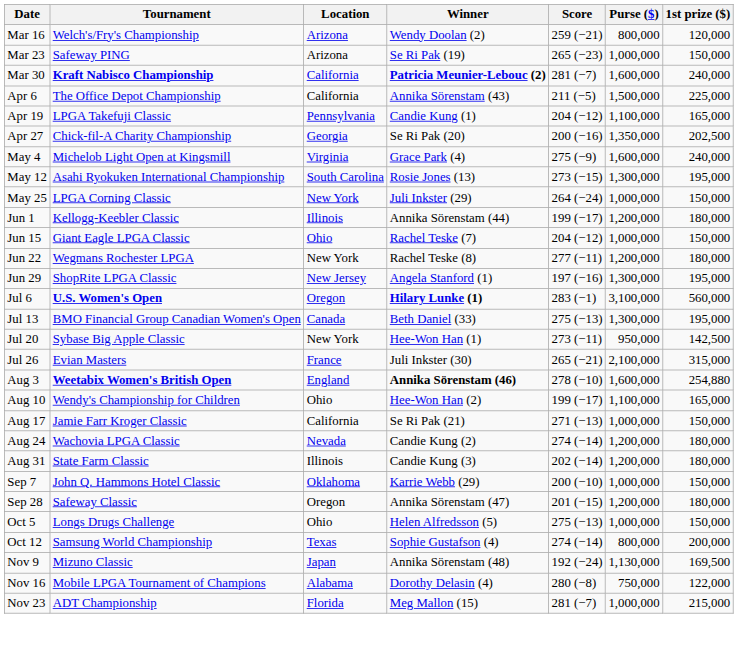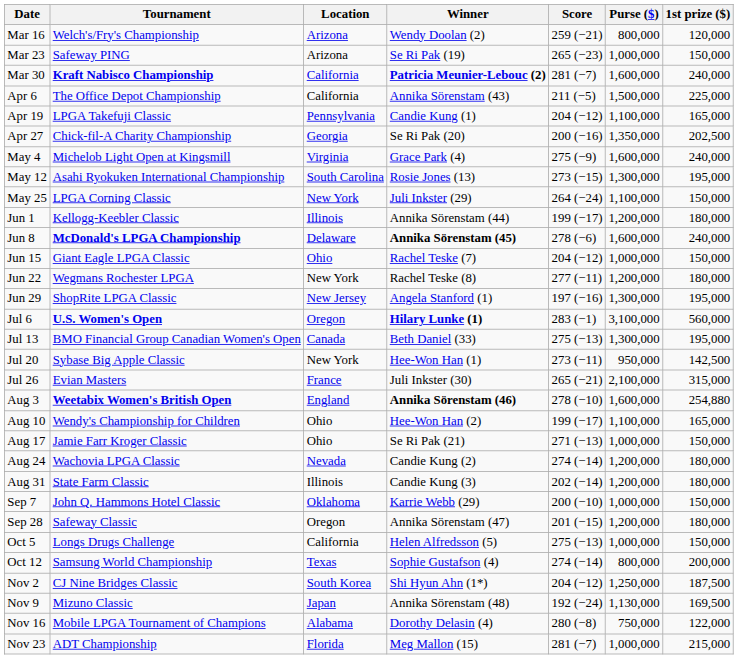(634, 197) 1,000,000 -> (634, 197) 1,100,000
+ row: (21, 237)
(333, 420) California -> (320, 440) Ohio
(320, 522) Ohio -> (333, 542) California
+ row: (23, 583)
